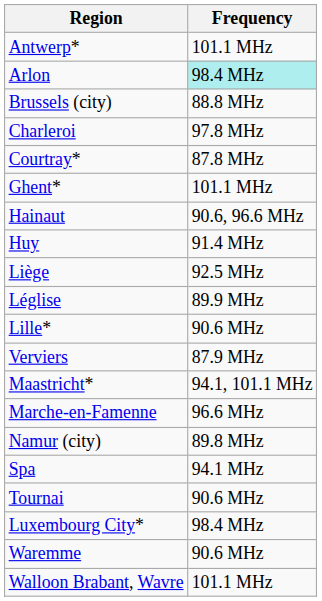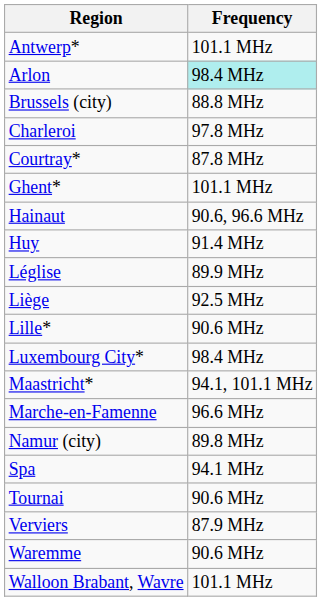rows swapped: (35, 300) <-> (29, 272)
rows swapped: (76, 525) <-> (38, 356)
